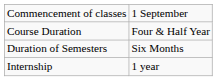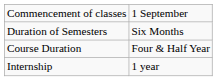rows swapped: (57, 48) <-> (44, 31)
